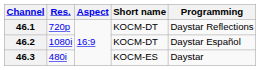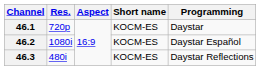(136, 27) KOCM-DT -> (136, 27) KOCM-ES
(212, 27) Daystar Reflections -> (187, 27) Daystar
(136, 42) KOCM-DT -> (136, 42) KOCM-ES
(187, 57) Daystar -> (212, 57) Daystar Reflections
